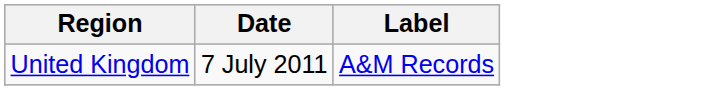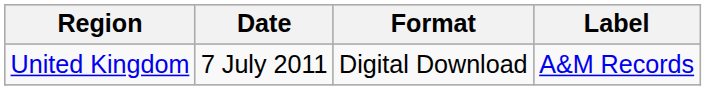+ column: (433, 24)
